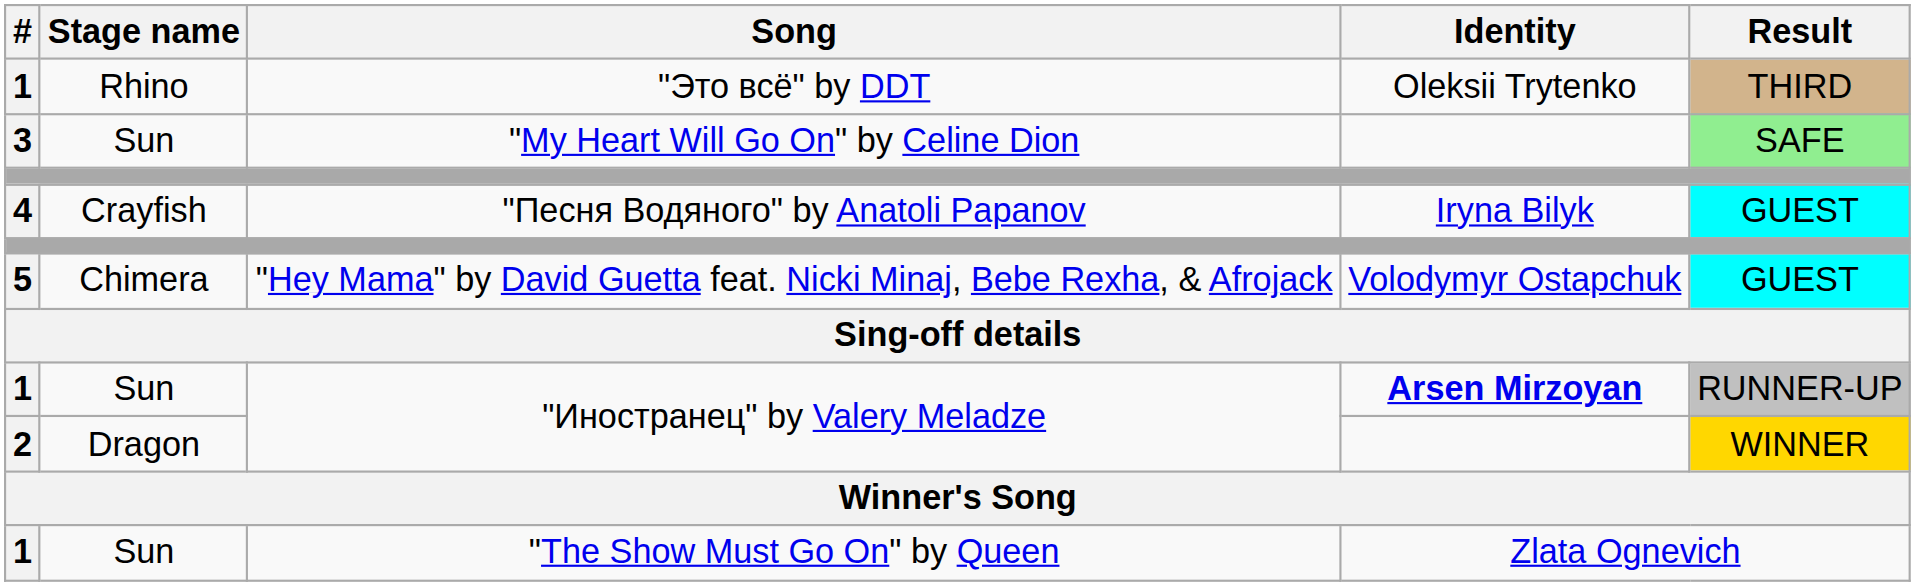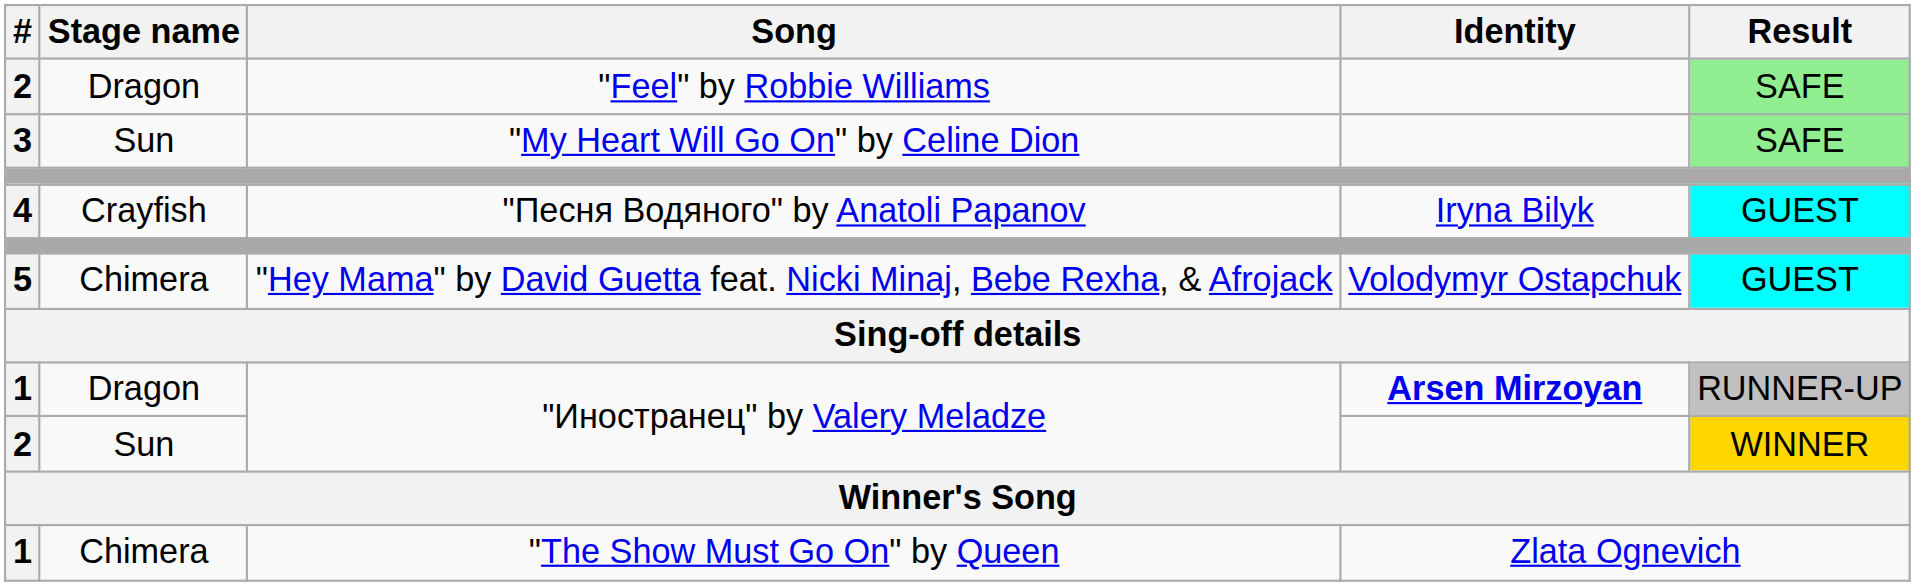- row: (22, 85)
+ row: (22, 85)
(144, 389) Sun -> (144, 389) Dragon
(144, 443) Dragon -> (144, 443) Sun
(144, 551) Sun -> (144, 551) Chimera
